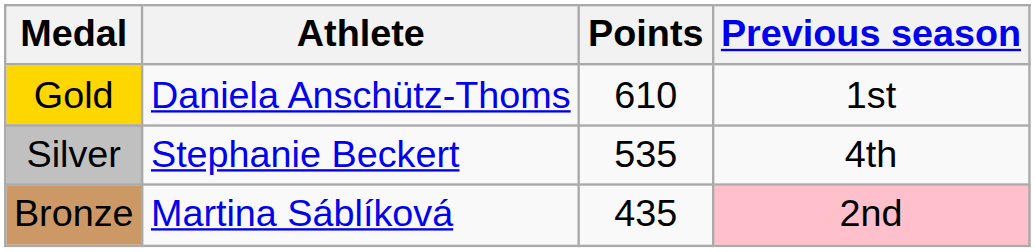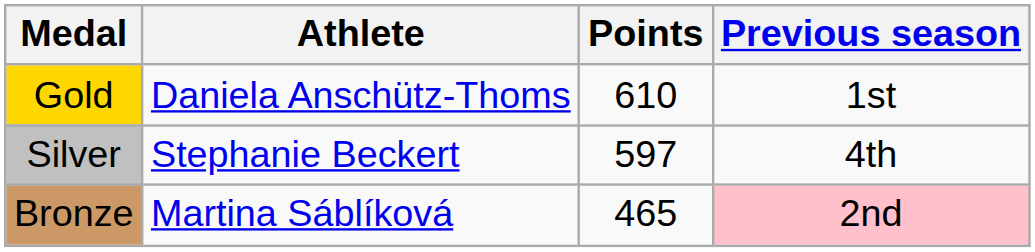(646, 154) 535 -> (646, 154) 597
(646, 214) 435 -> (646, 214) 465
